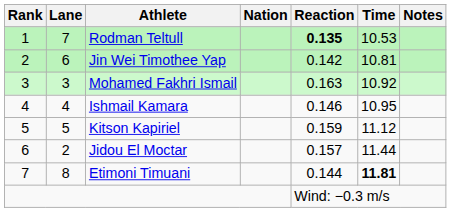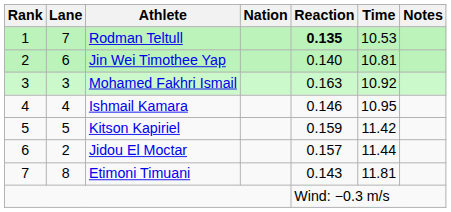(324, 60) 0.142 -> (324, 60) 0.140
(379, 128) 11.12 -> (379, 128) 11.42
(324, 173) 0.144 -> (324, 173) 0.143
(379, 173) bold -> (379, 173) normal
